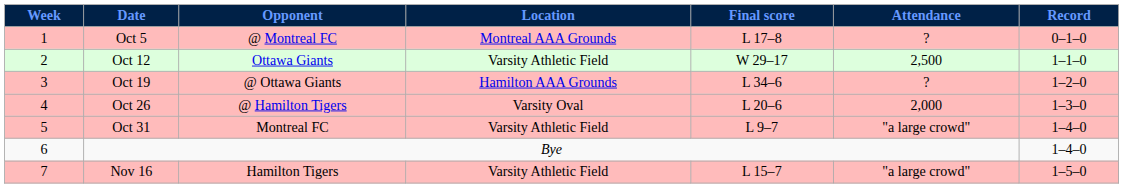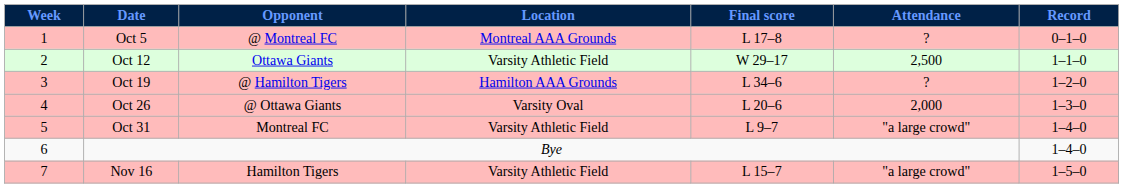(292, 82) @ Ottawa Giants -> (292, 82) @ Hamilton Tigers
(292, 104) @ Hamilton Tigers -> (292, 104) @ Ottawa Giants
